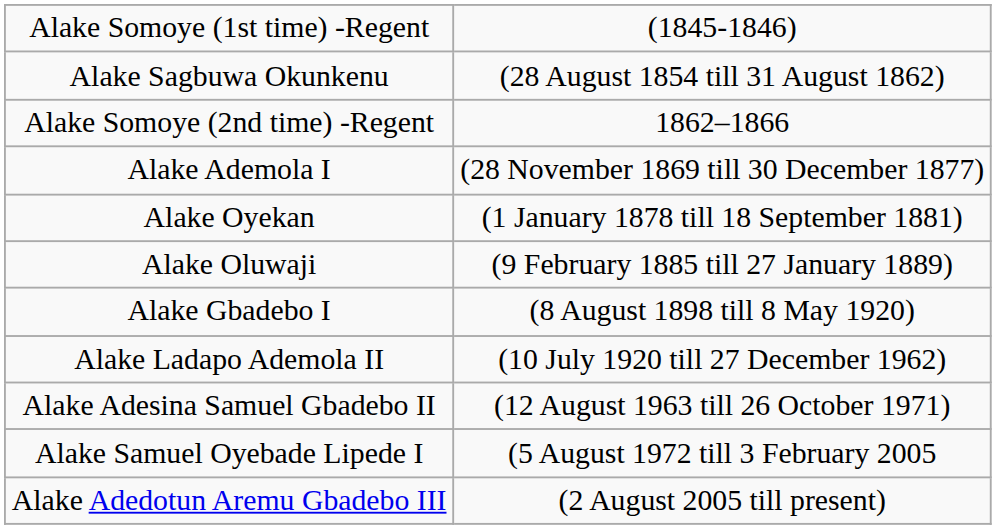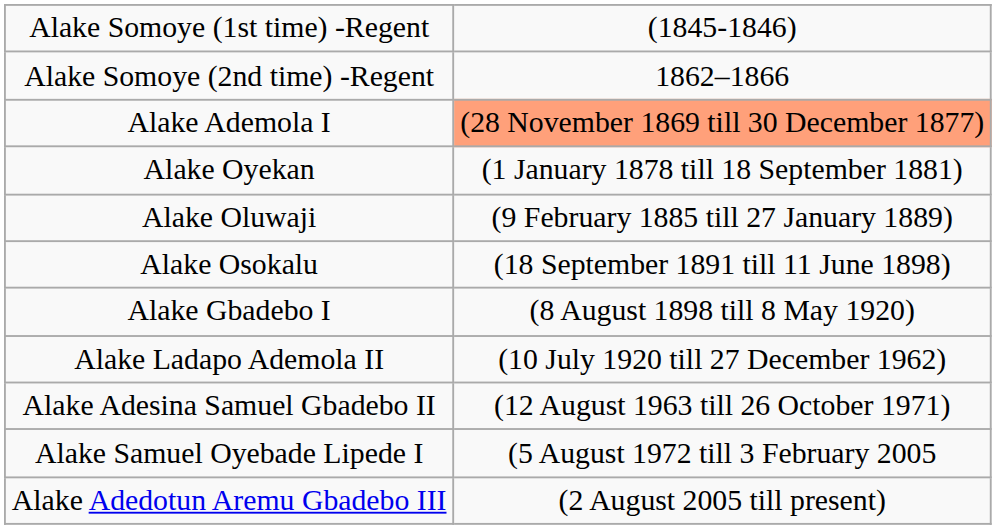- row: (229, 75)
(722, 169) no background -> (722, 122) lightsalmon background
+ row: (229, 264)
